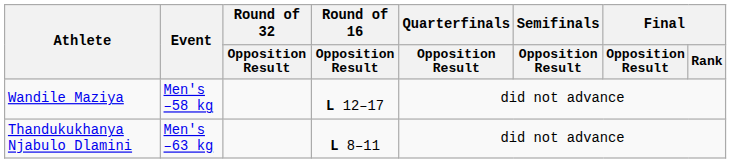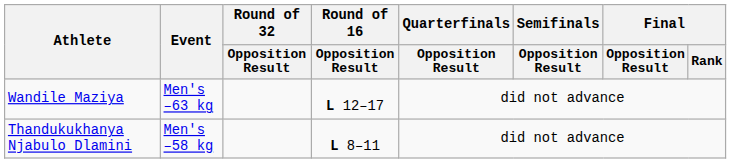(188, 99) Men's –58 kg -> (188, 99) Men's –63 kg
(188, 138) Men's –63 kg -> (188, 138) Men's –58 kg
